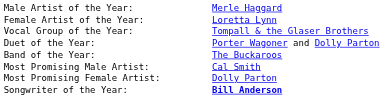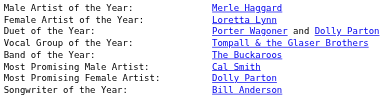rows swapped: (68, 31) <-> (50, 43)
(247, 90) bold -> (247, 90) normal
